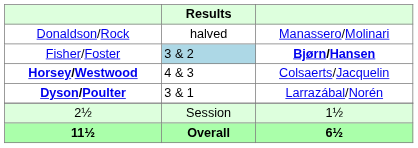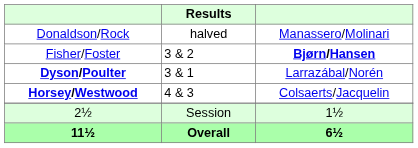(179, 53) lightblue background -> (179, 53) no background
rows swapped: (83, 93) <-> (83, 73)
